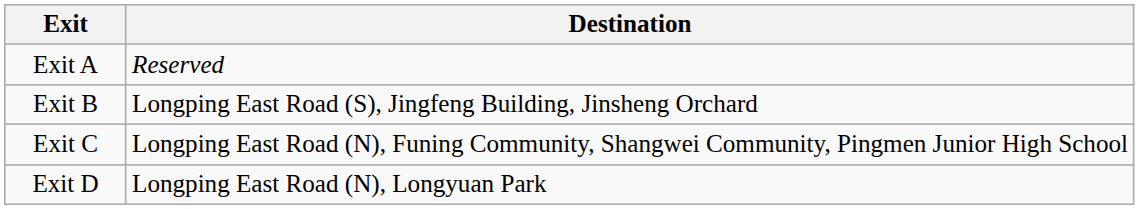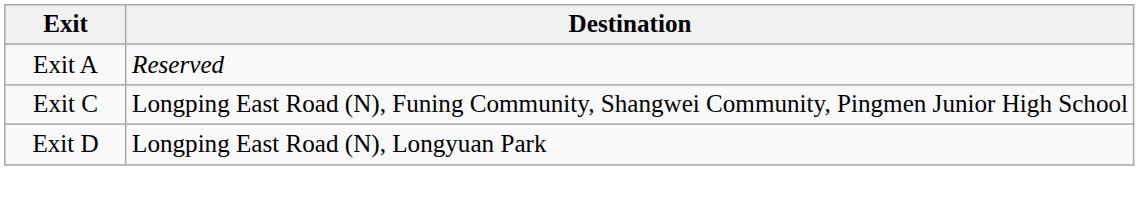- row: (66, 104)
